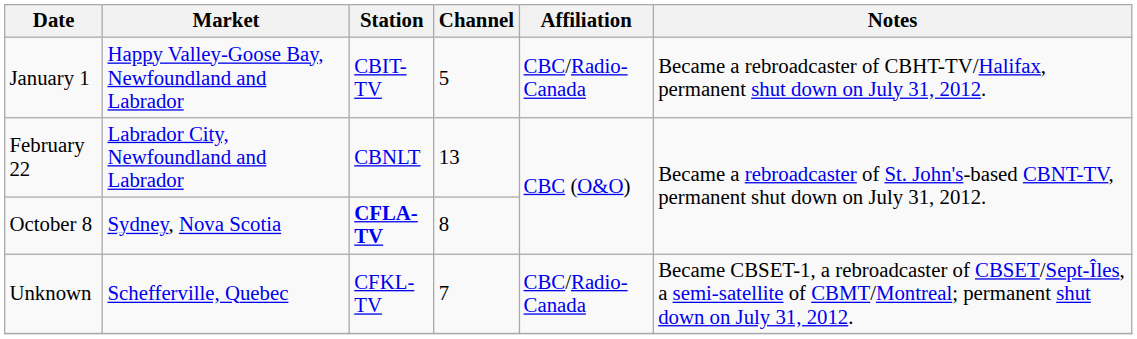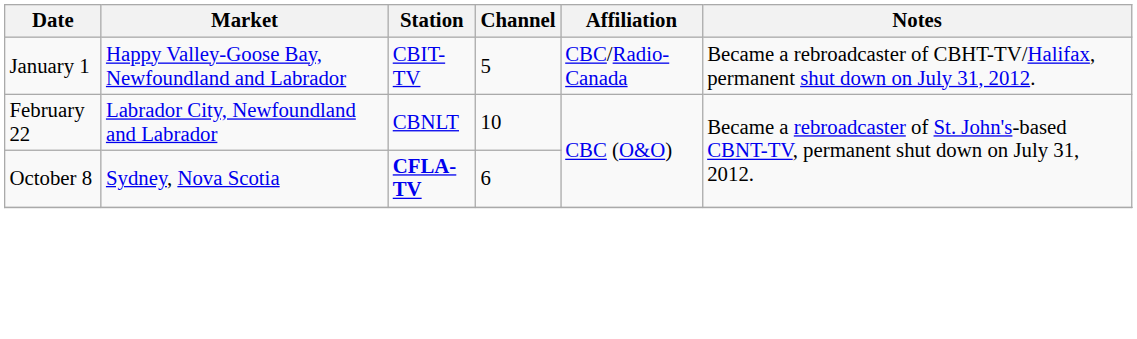(449, 157) 13 -> (491, 122) 10
(444, 225) 8 -> (486, 178) 6
- row: (50, 293)
